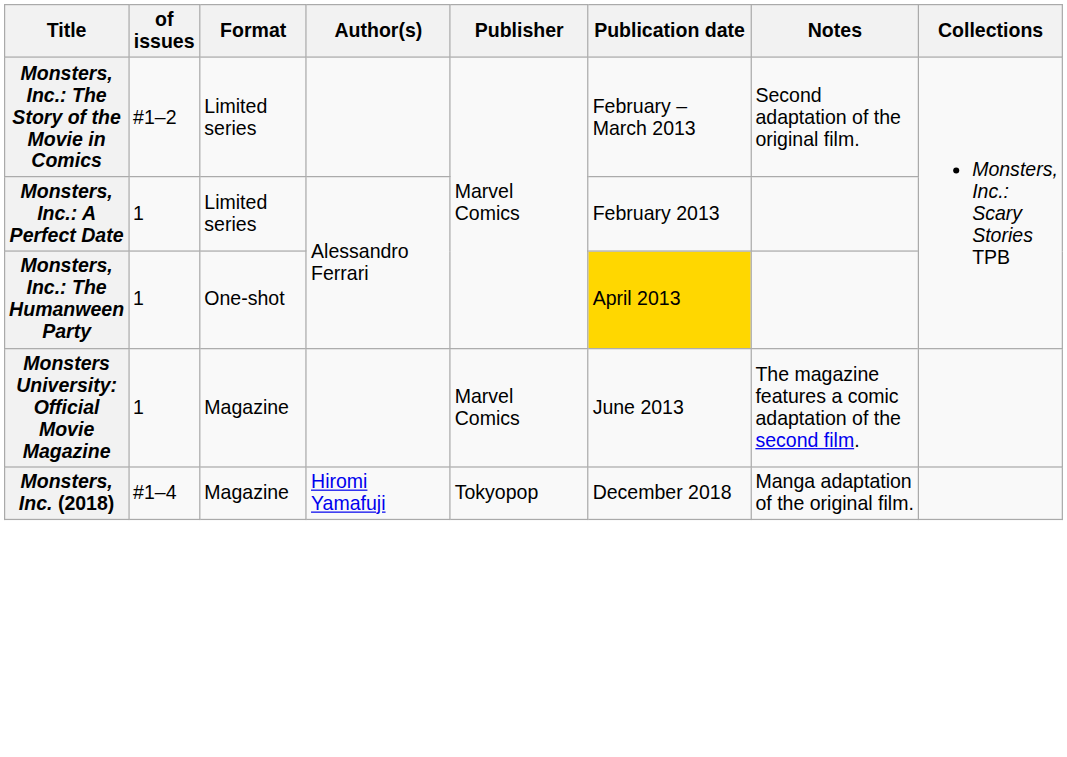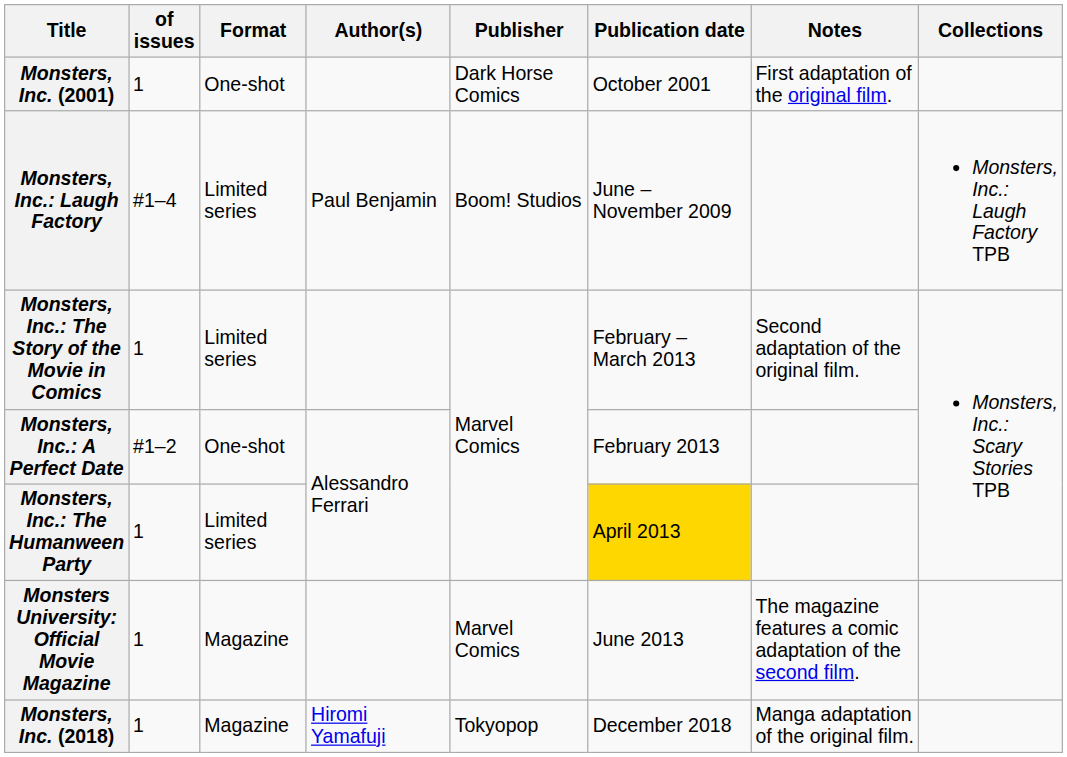+ row: (67, 83)
+ row: (67, 200)
(155, 116) #1–2 -> (139, 349) 1
(139, 213) 1 -> (155, 446) #1–2
(236, 213) Limited series -> (244, 446) One-shot
(244, 299) One-shot -> (236, 532) Limited series
(155, 493) #1–4 -> (139, 725) 1
